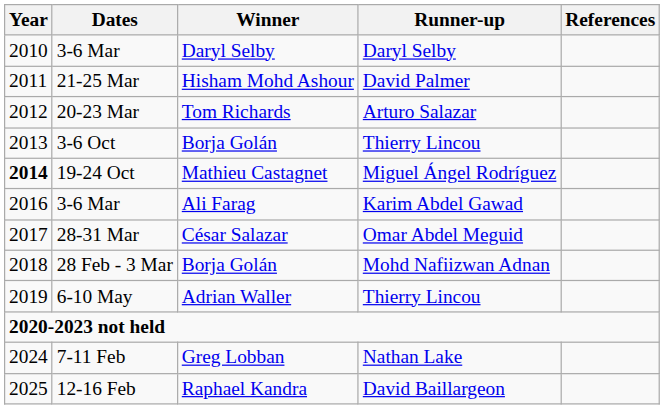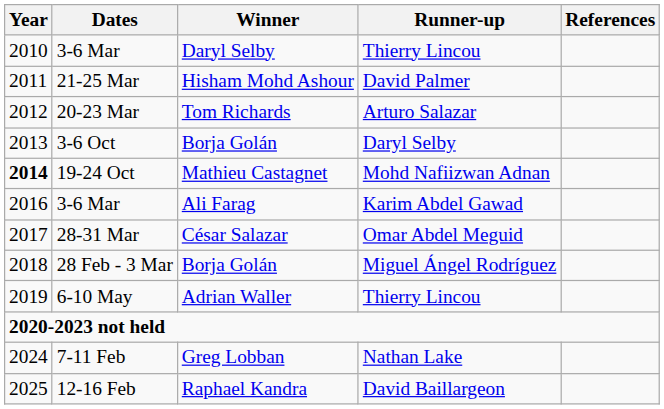(409, 50) Daryl Selby -> (422, 50) Thierry Lincou
(422, 142) Thierry Lincou -> (409, 142) Daryl Selby
(460, 173) Miguel Ángel Rodríguez -> (456, 173) Mohd Nafiizwan Adnan
(456, 265) Mohd Nafiizwan Adnan -> (460, 265) Miguel Ángel Rodríguez
